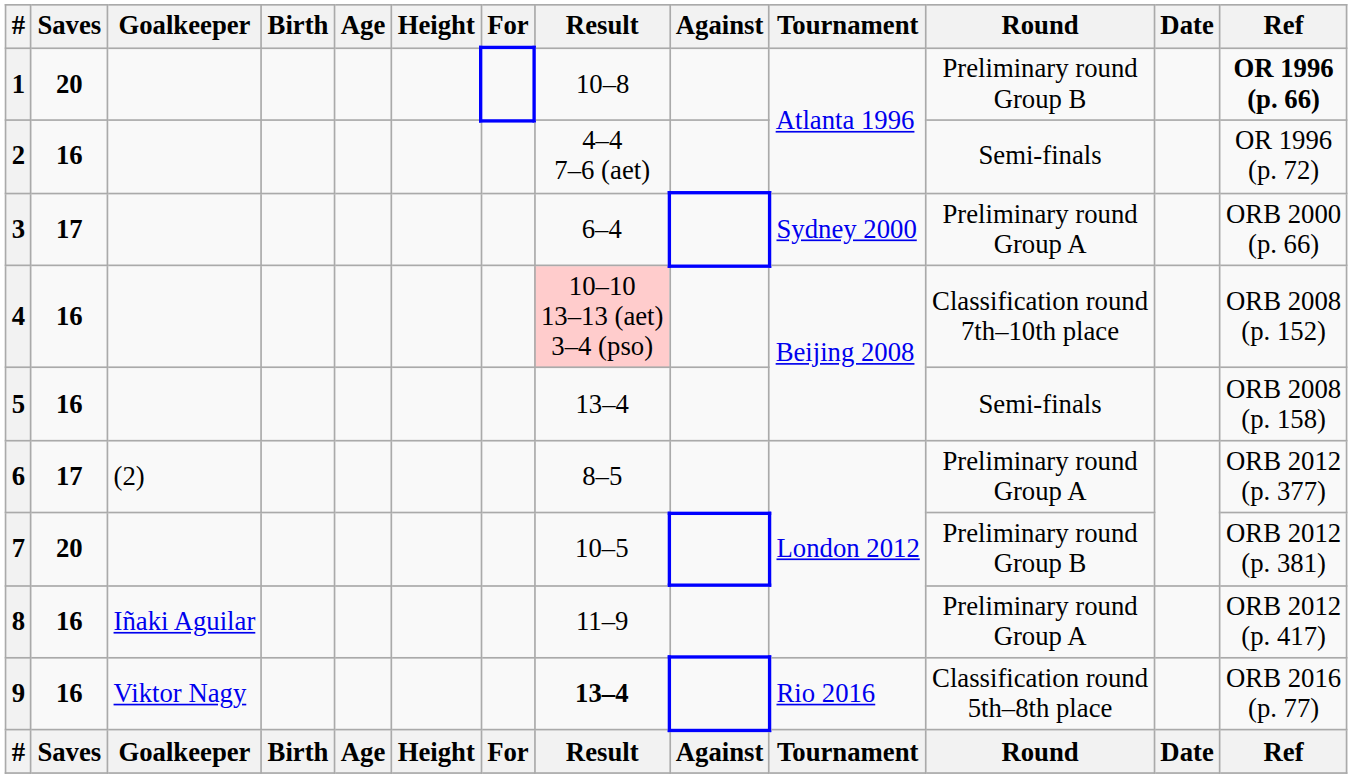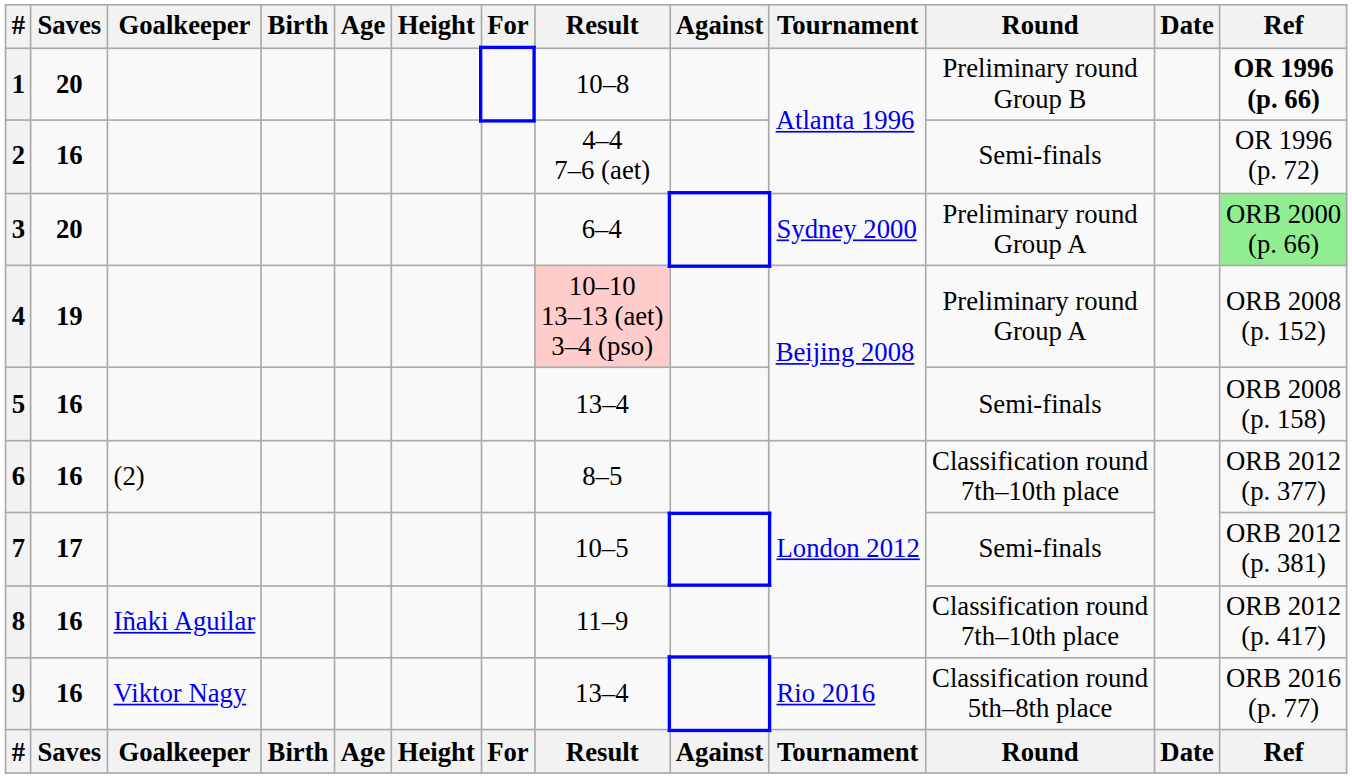(69, 228) 17 -> (69, 228) 20
(1284, 228) no background -> (1284, 228) lightgreen background
(69, 316) 16 -> (69, 316) 19
(1040, 316) Classification round 7th–10th place -> (1040, 316) Preliminary round Group A
(69, 476) 17 -> (69, 476) 16
(1040, 476) Preliminary round Group A -> (1040, 476) Classification round 7th–10th place
(69, 548) 20 -> (69, 548) 17
(1040, 548) Preliminary round Group B -> (1040, 548) Semi-finals
(1040, 621) Preliminary round Group A -> (1040, 621) Classification round 7th–10th place
(602, 693) bold -> (602, 693) normal
